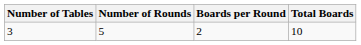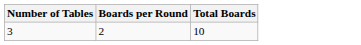- column: (145, 13)
